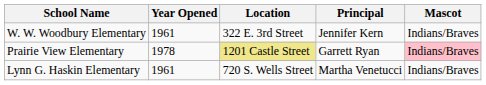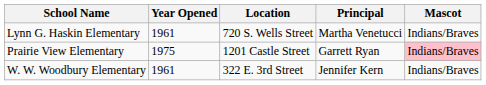rows swapped: (77, 32) <-> (74, 70)
(163, 51) 1978 -> (163, 51) 1975
(266, 51) khaki background -> (266, 51) no background
